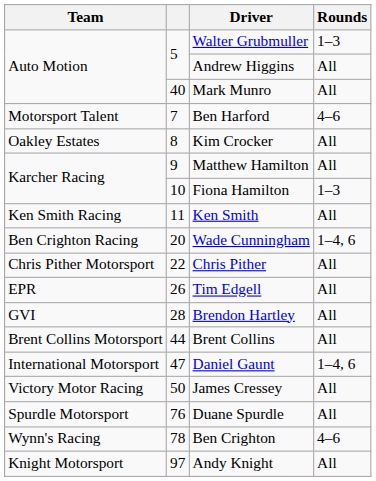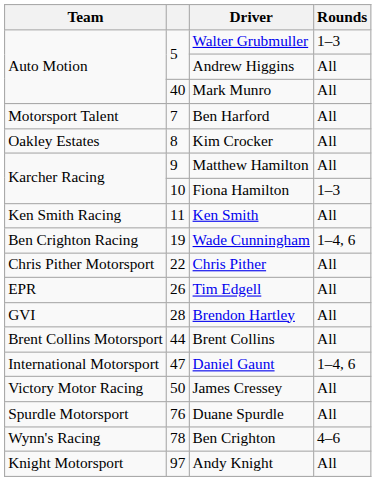(329, 116) 4–6 -> (327, 116) All
(178, 240) 20 -> (178, 240) 19
